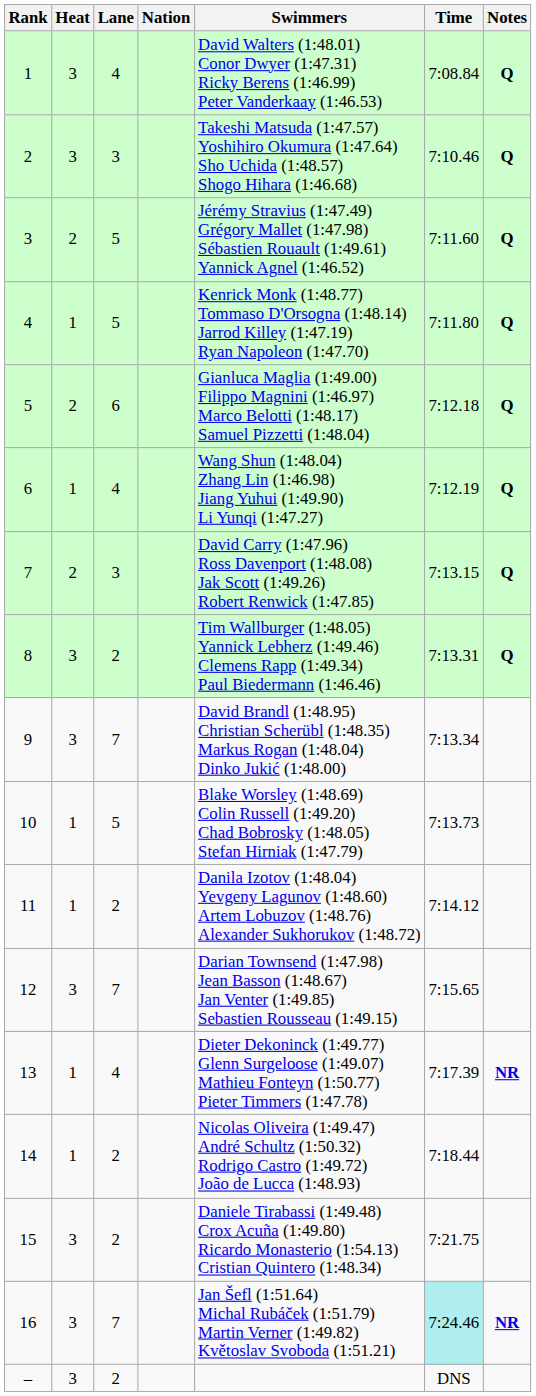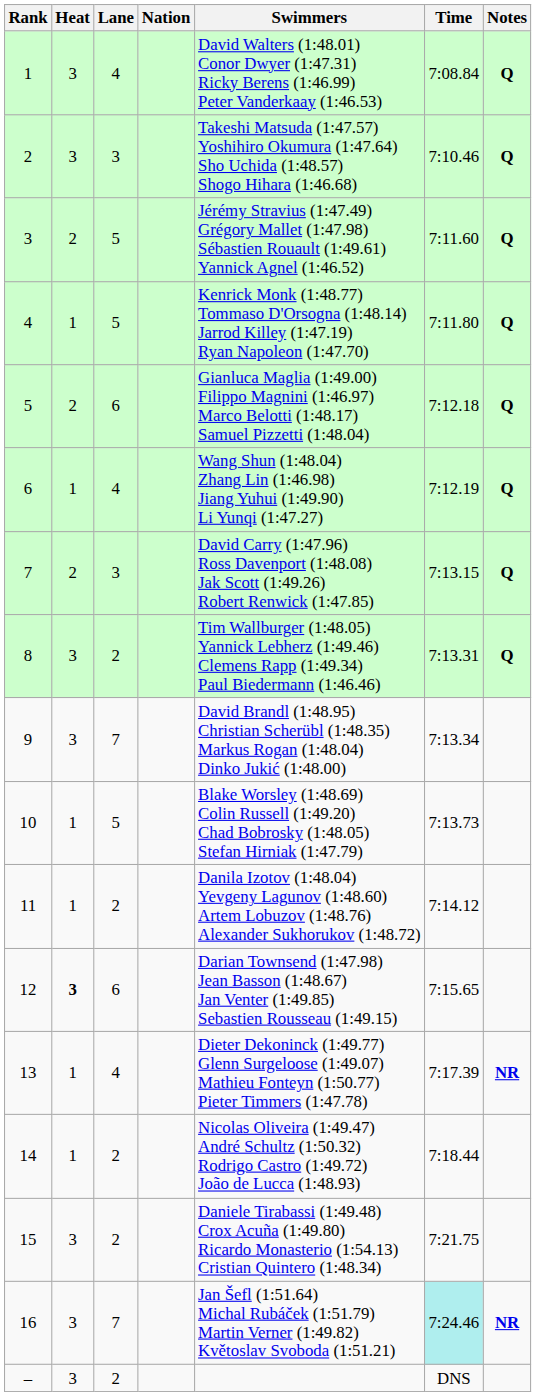(73, 989) normal -> (73, 989) bold
(116, 989) 7 -> (116, 989) 6
